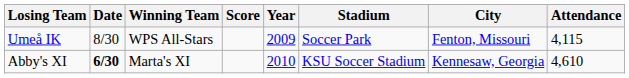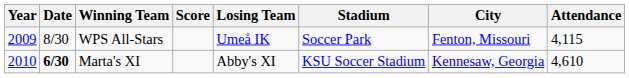columns swapped: (281, 15) <-> (47, 15)
